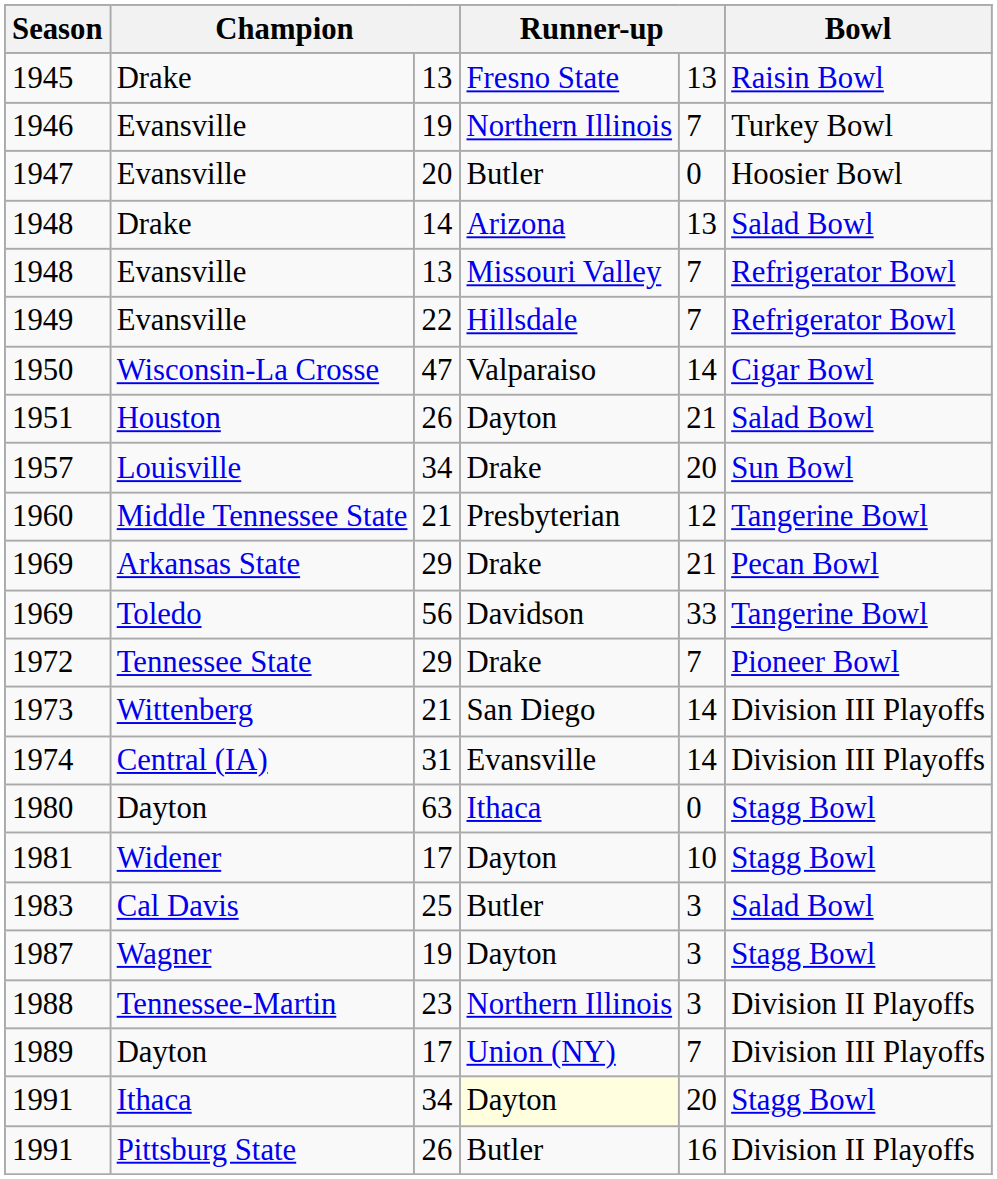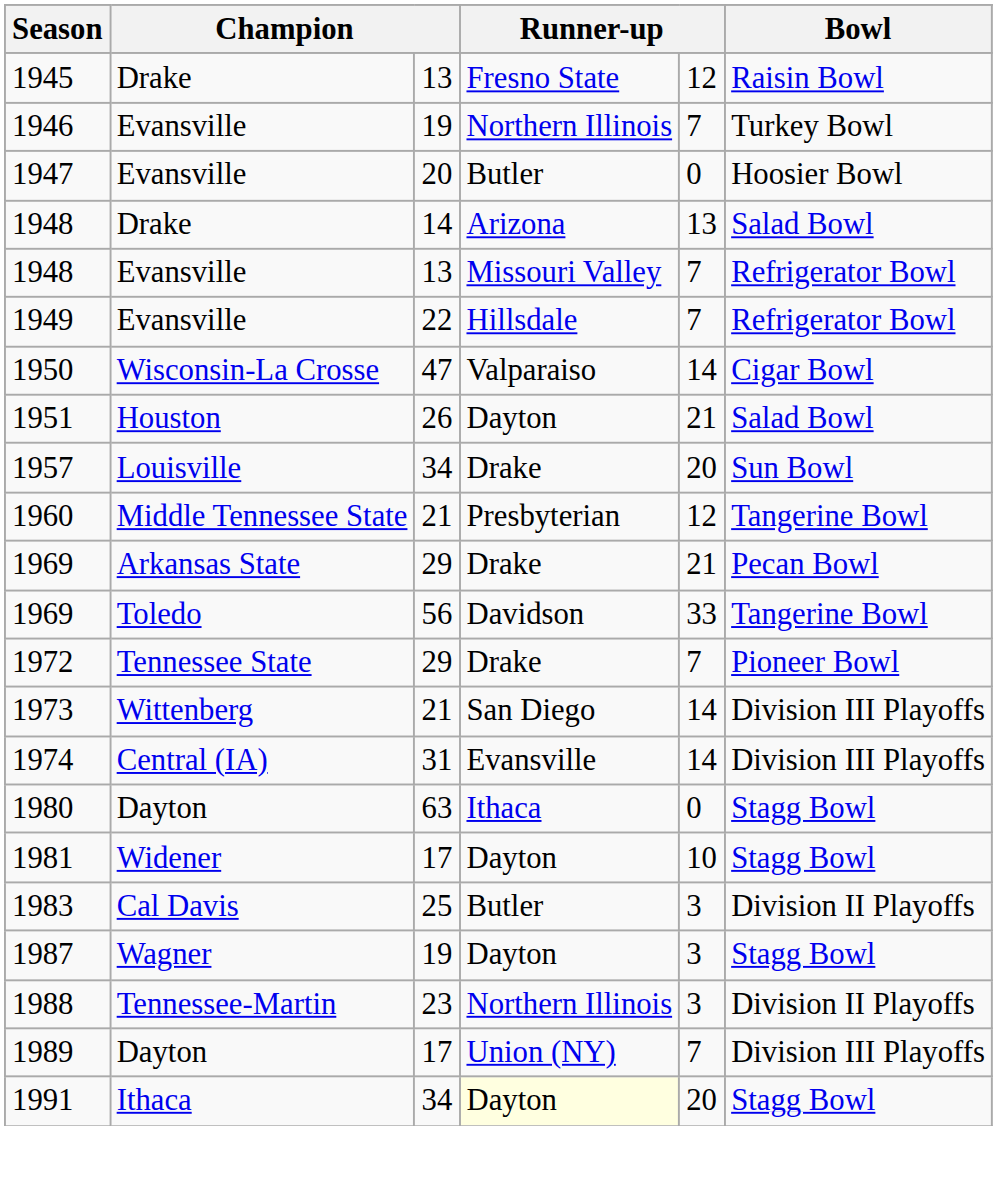(702, 77) 13 -> (702, 77) 12
(802, 905) Salad Bowl -> (853, 905) Division II Playoffs
- row: (43, 1149)
